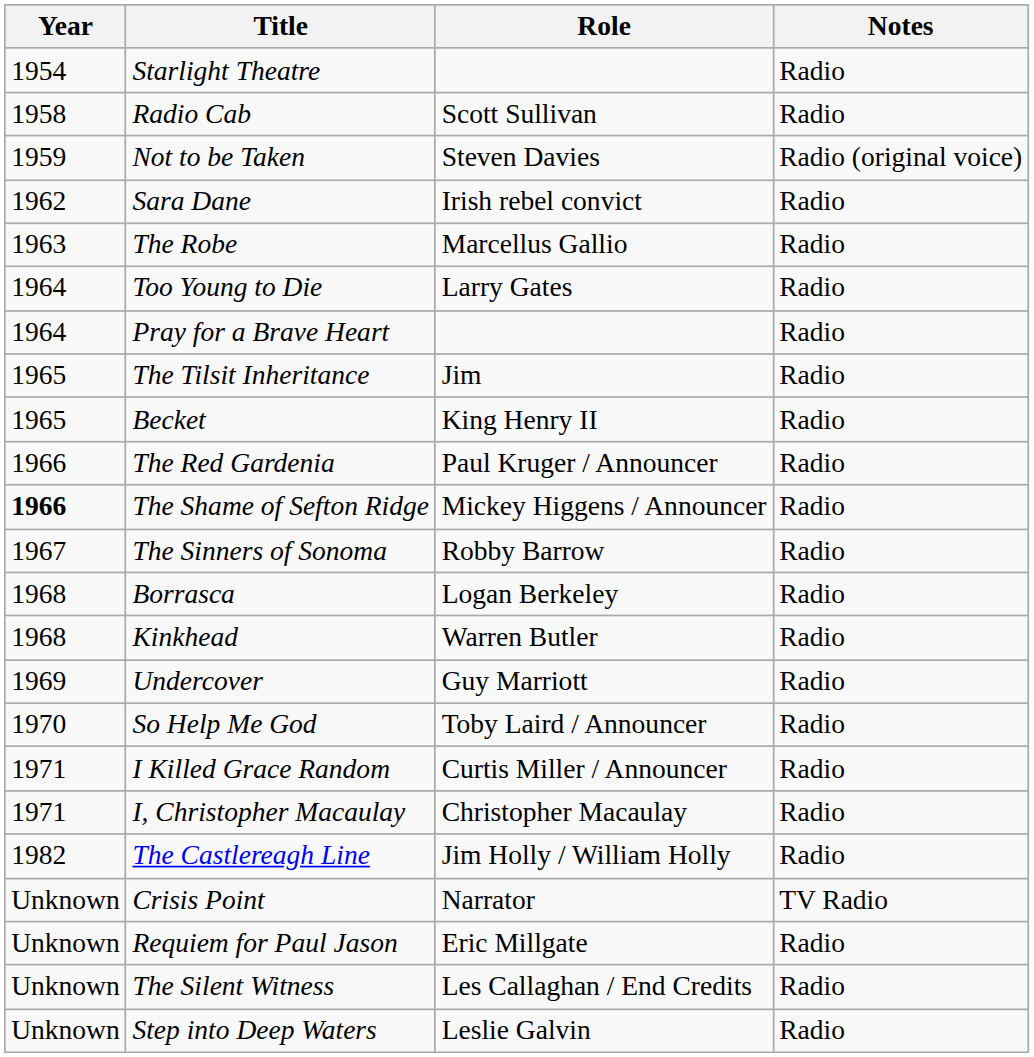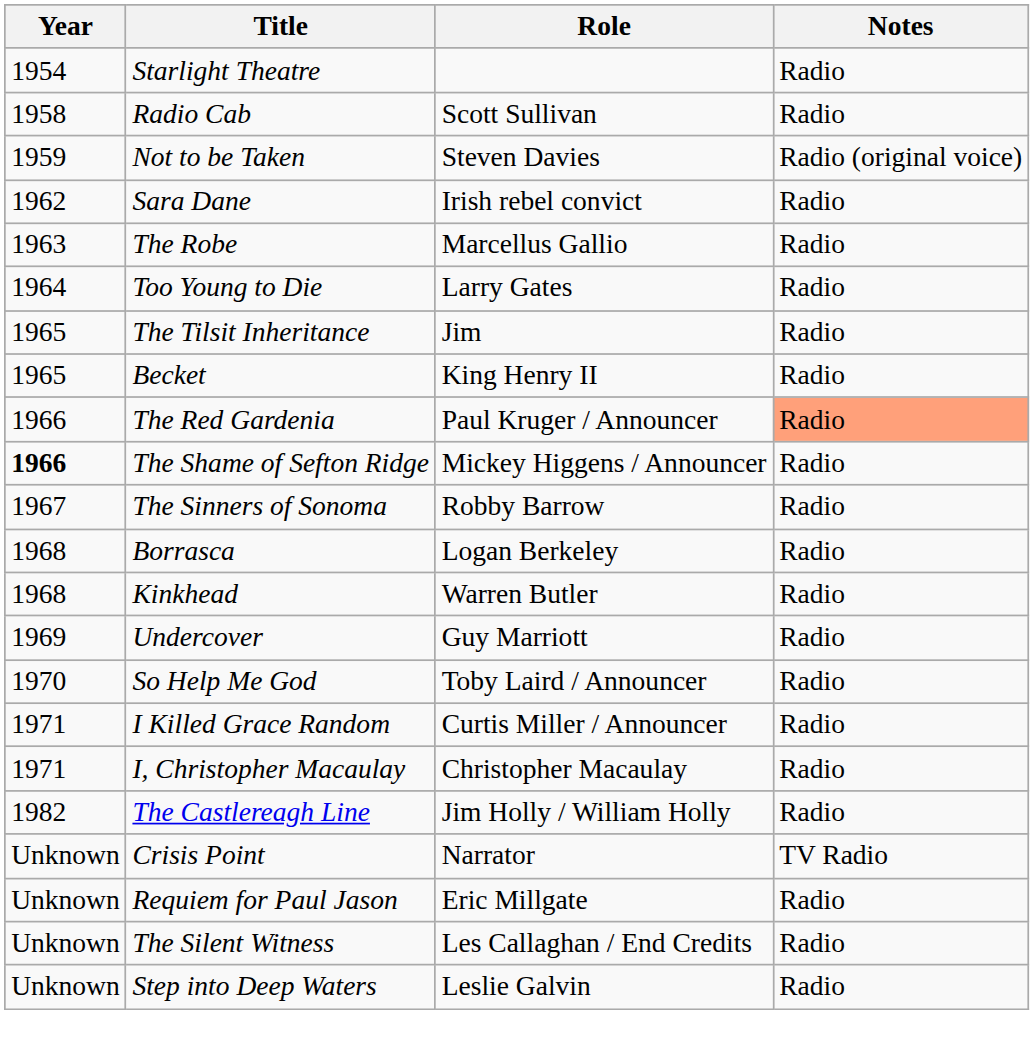- row: (261, 331)
(812, 462) no background -> (812, 419) lightsalmon background
